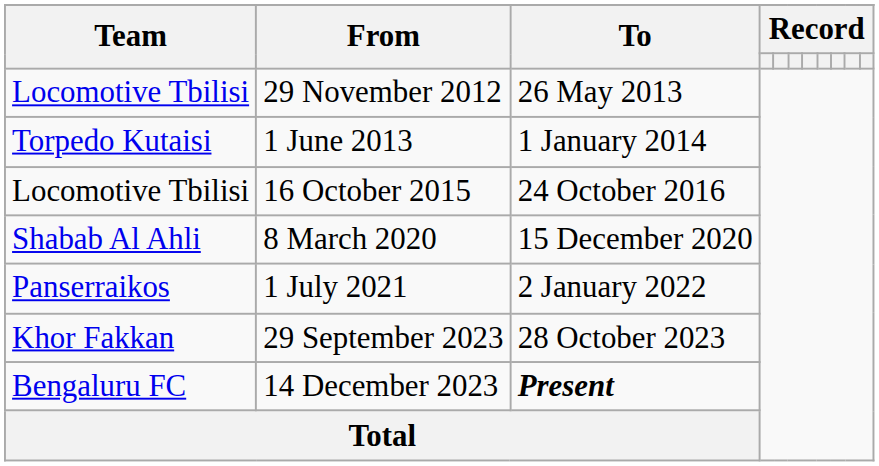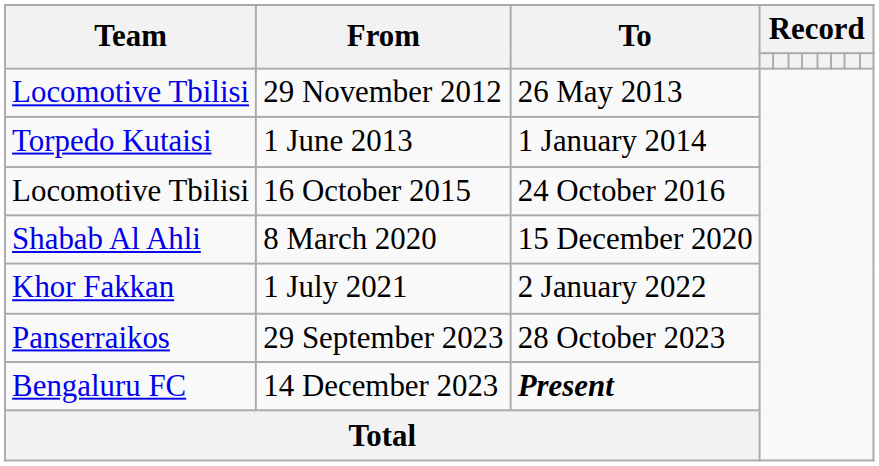(91, 288) Panserraikos -> (93, 288) Khor Fakkan
(93, 337) Khor Fakkan -> (91, 337) Panserraikos
